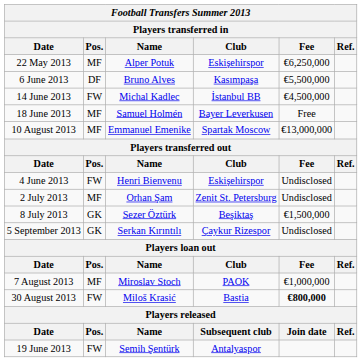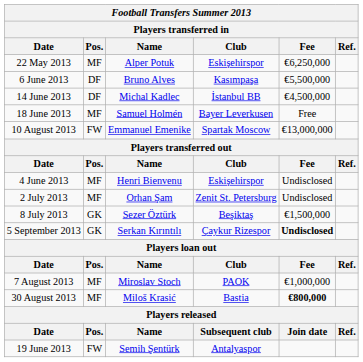(94, 97) FW -> (94, 97) DF
(94, 130) MF -> (94, 130) FW
(94, 181) FW -> (94, 181) MF
(307, 231) normal -> (307, 231) bold
(94, 298) FW -> (94, 298) MF
